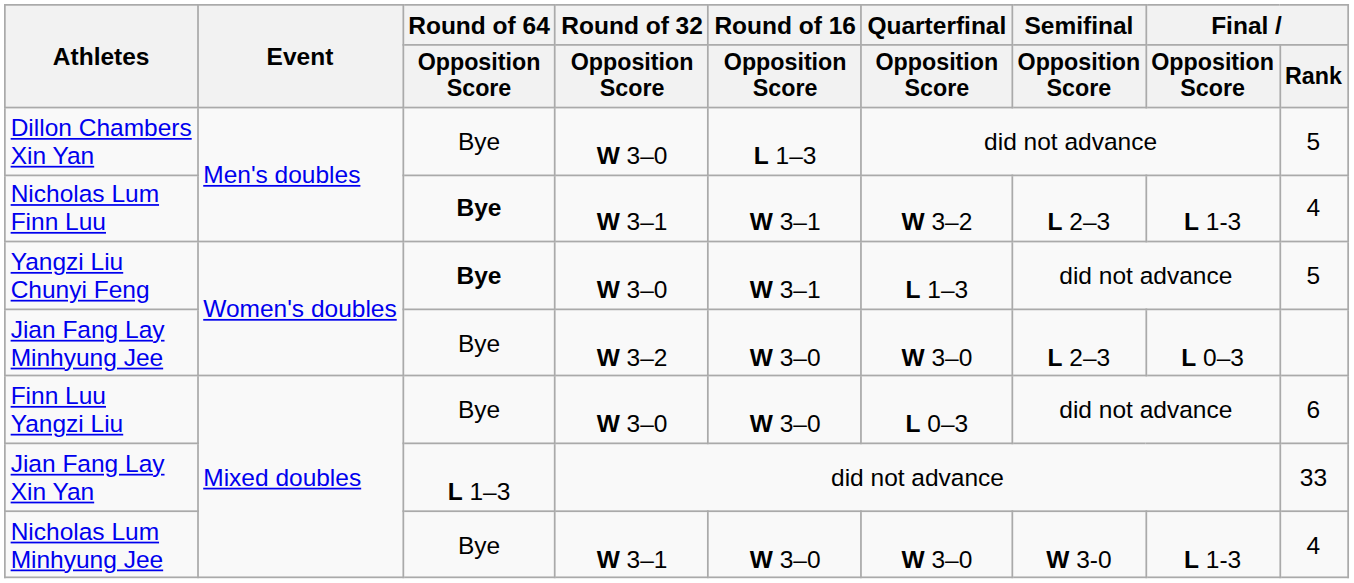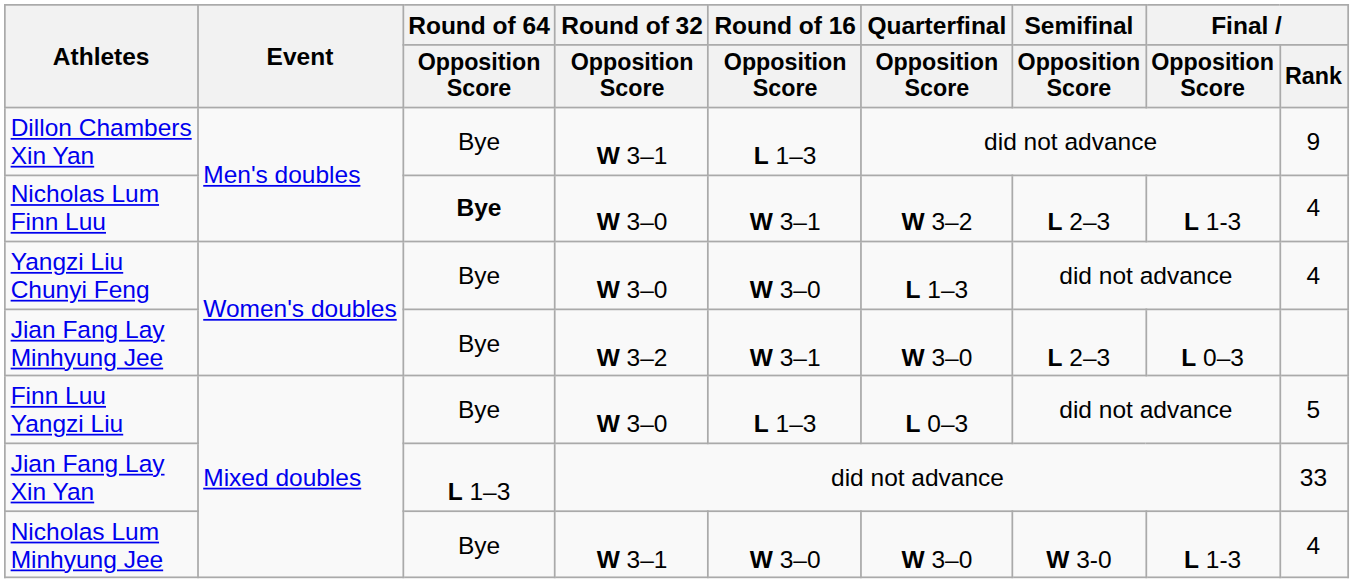(632, 155) W 3–0 -> (632, 155) W 3–1
(1313, 141) 5 -> (1313, 141) 9
(632, 222) W 3–1 -> (632, 222) W 3–0
(479, 276) bold -> (479, 276) normal
(785, 289) W 3–1 -> (785, 289) W 3–0
(1313, 276) 5 -> (1313, 276) 4
(785, 357) W 3–0 -> (785, 357) W 3–1
(785, 424) W 3–0 -> (785, 424) L 1–3
(1313, 410) 6 -> (1313, 410) 5
